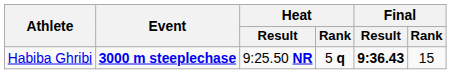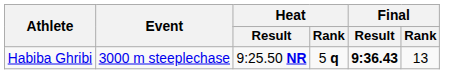(167, 58) bold -> (164, 58) normal
(427, 58) 15 -> (420, 58) 13
